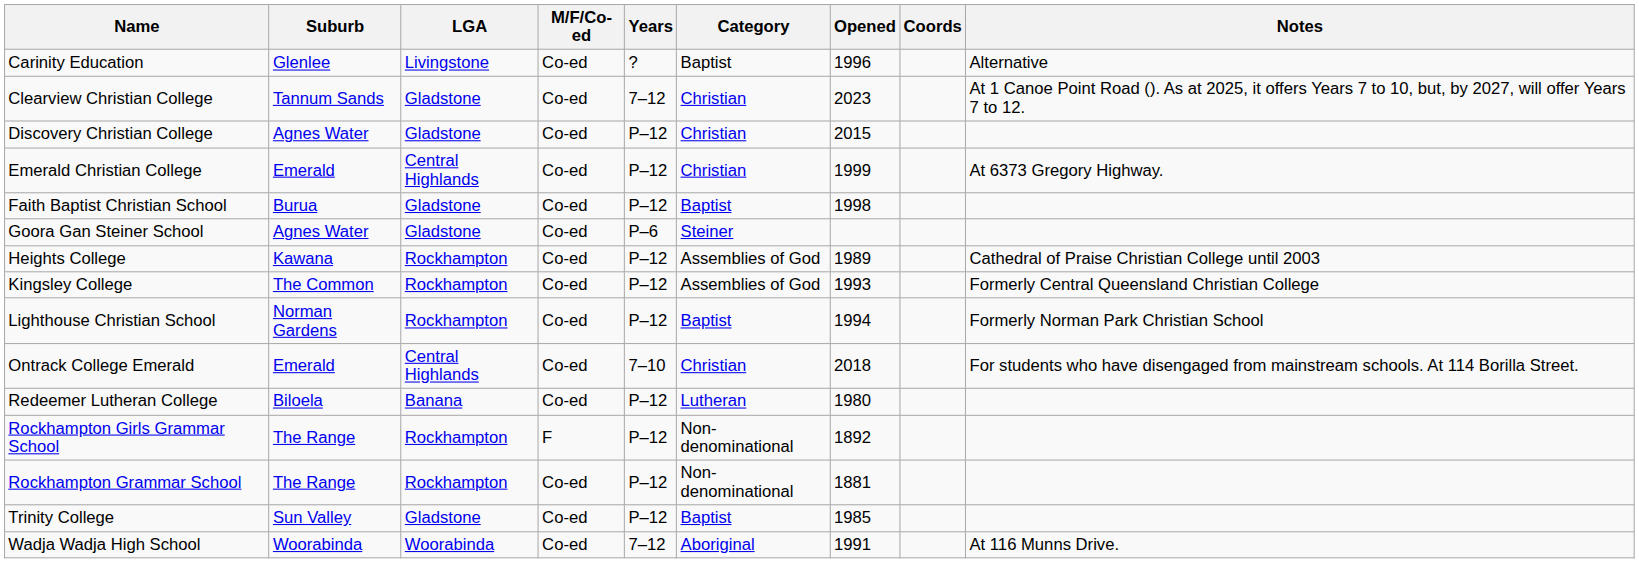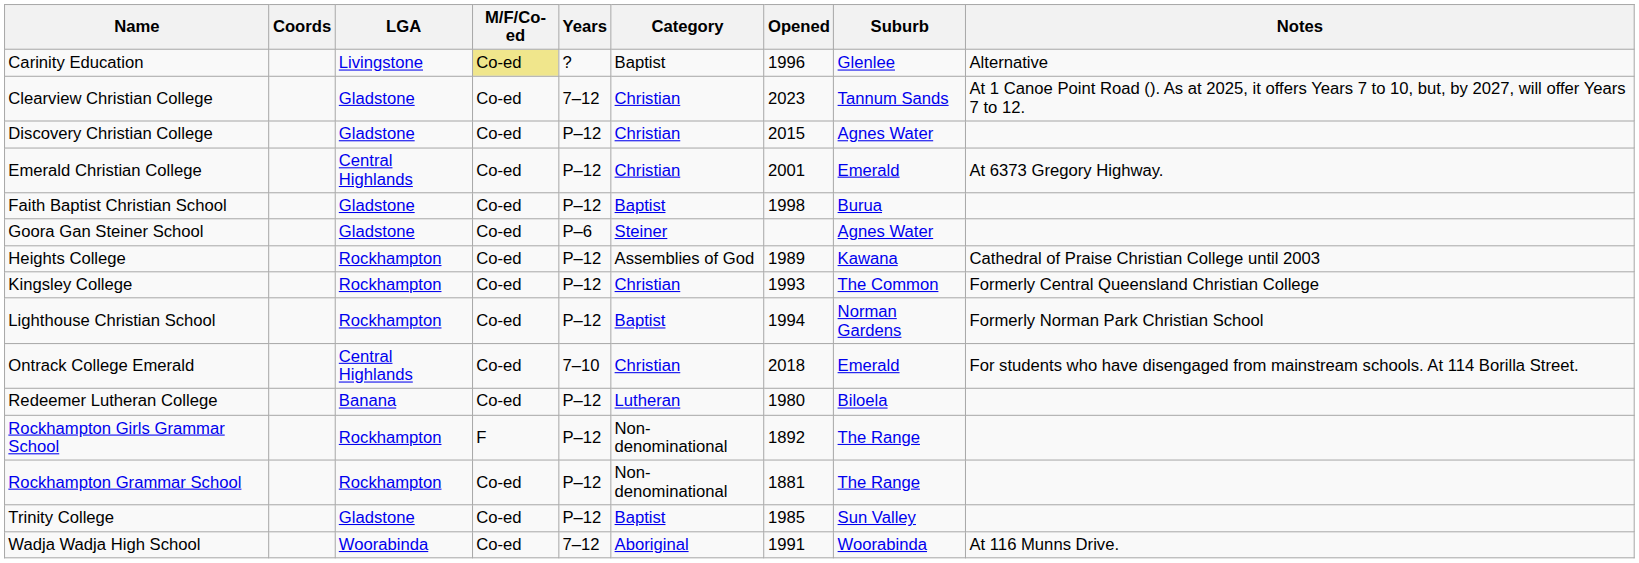columns swapped: (335, 27) <-> (933, 27)
(565, 62) no background -> (499, 62) khaki background
(852, 170) 1999 -> (787, 170) 2001
(750, 284) Assemblies of God -> (647, 284) Christian
